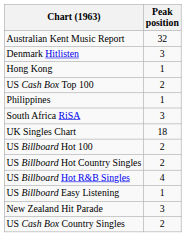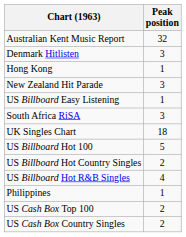rows swapped: (55, 208) <-> (50, 85)
rows swapped: (29, 100) <-> (63, 193)
(162, 147) 2 -> (162, 147) 5
